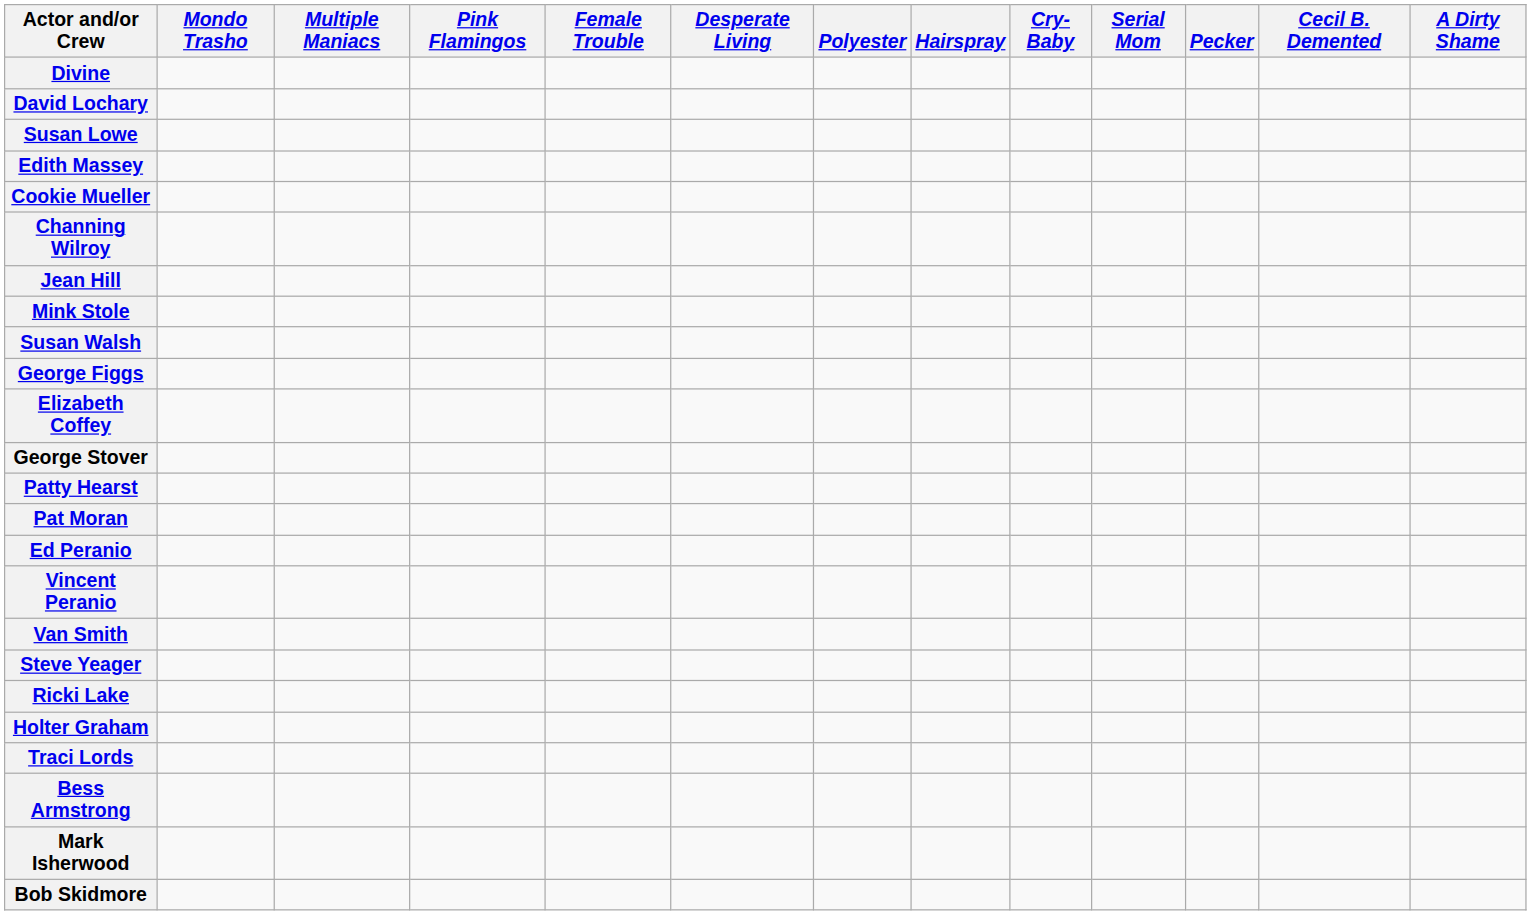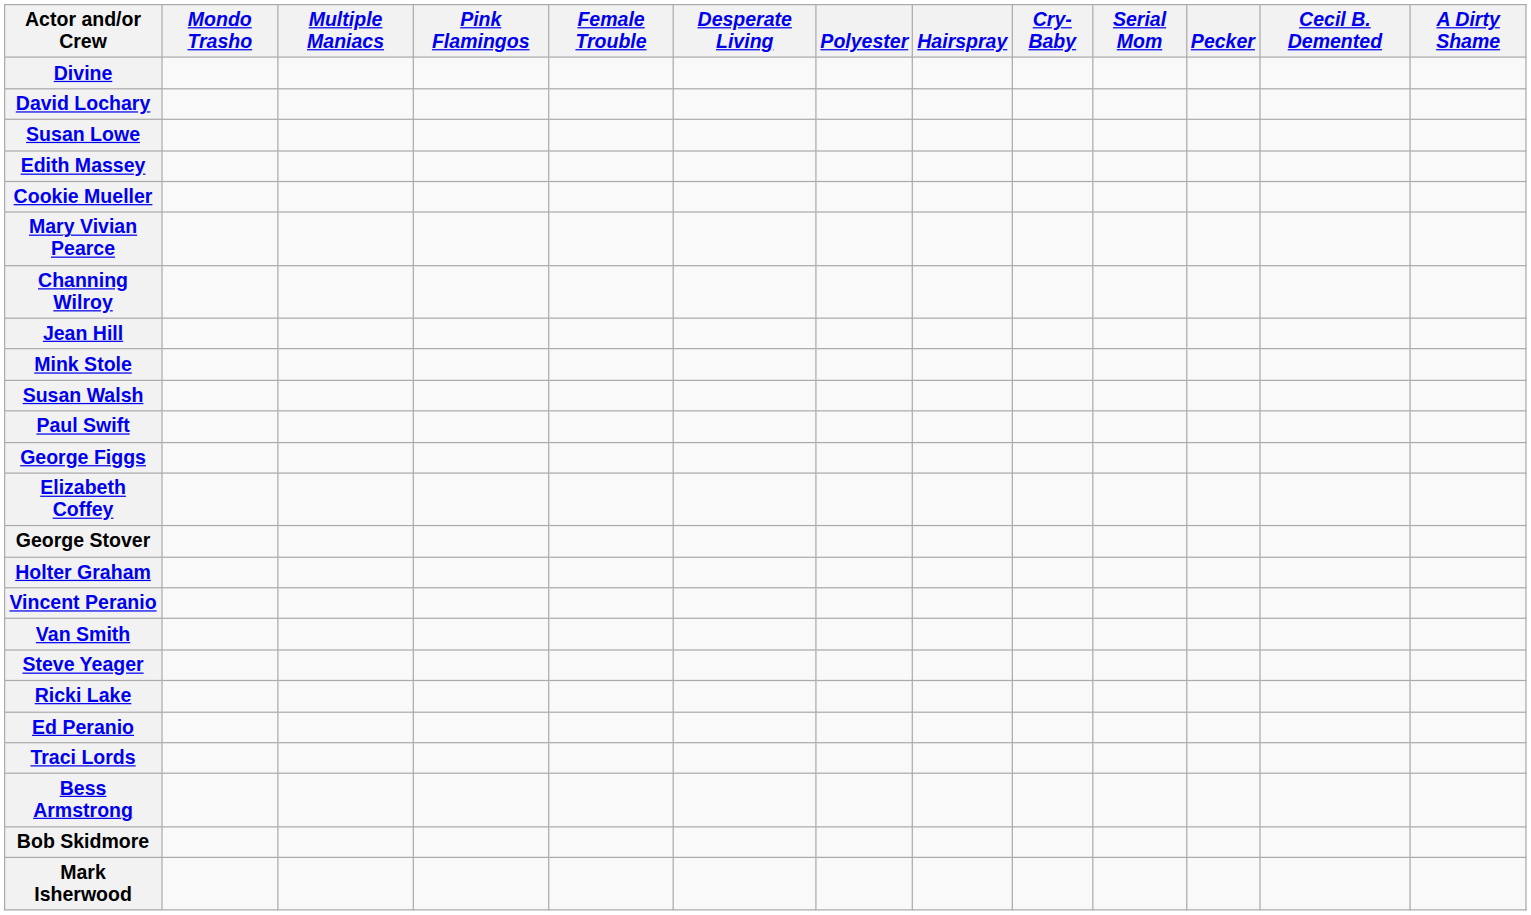+ row: (83, 238)
+ row: (83, 426)
- row: (81, 488)
- row: (81, 519)
rows swapped: (81, 550) <-> (81, 726)
rows swapped: (81, 894) <-> (81, 852)
